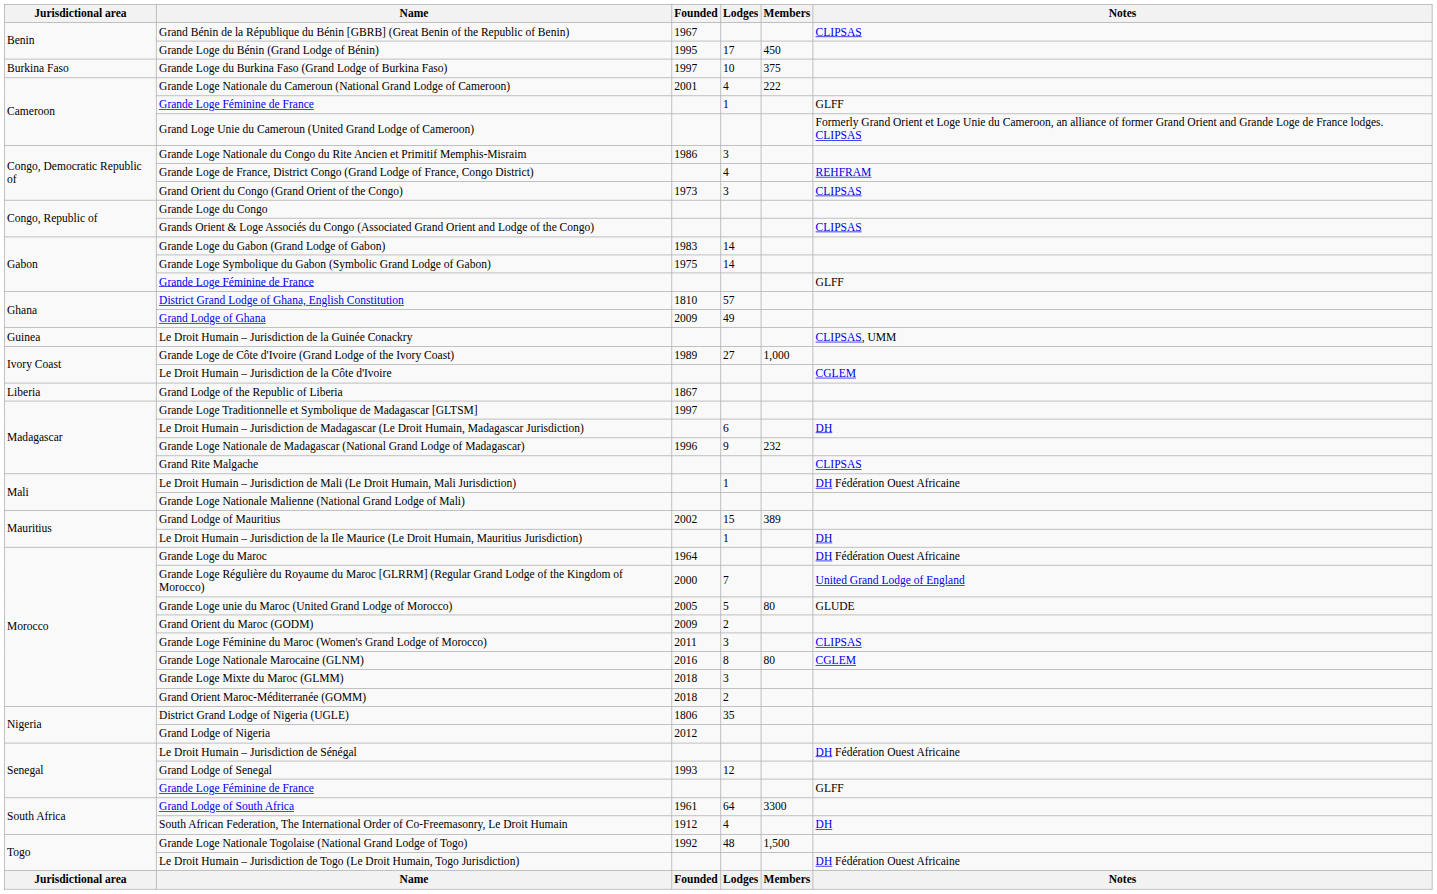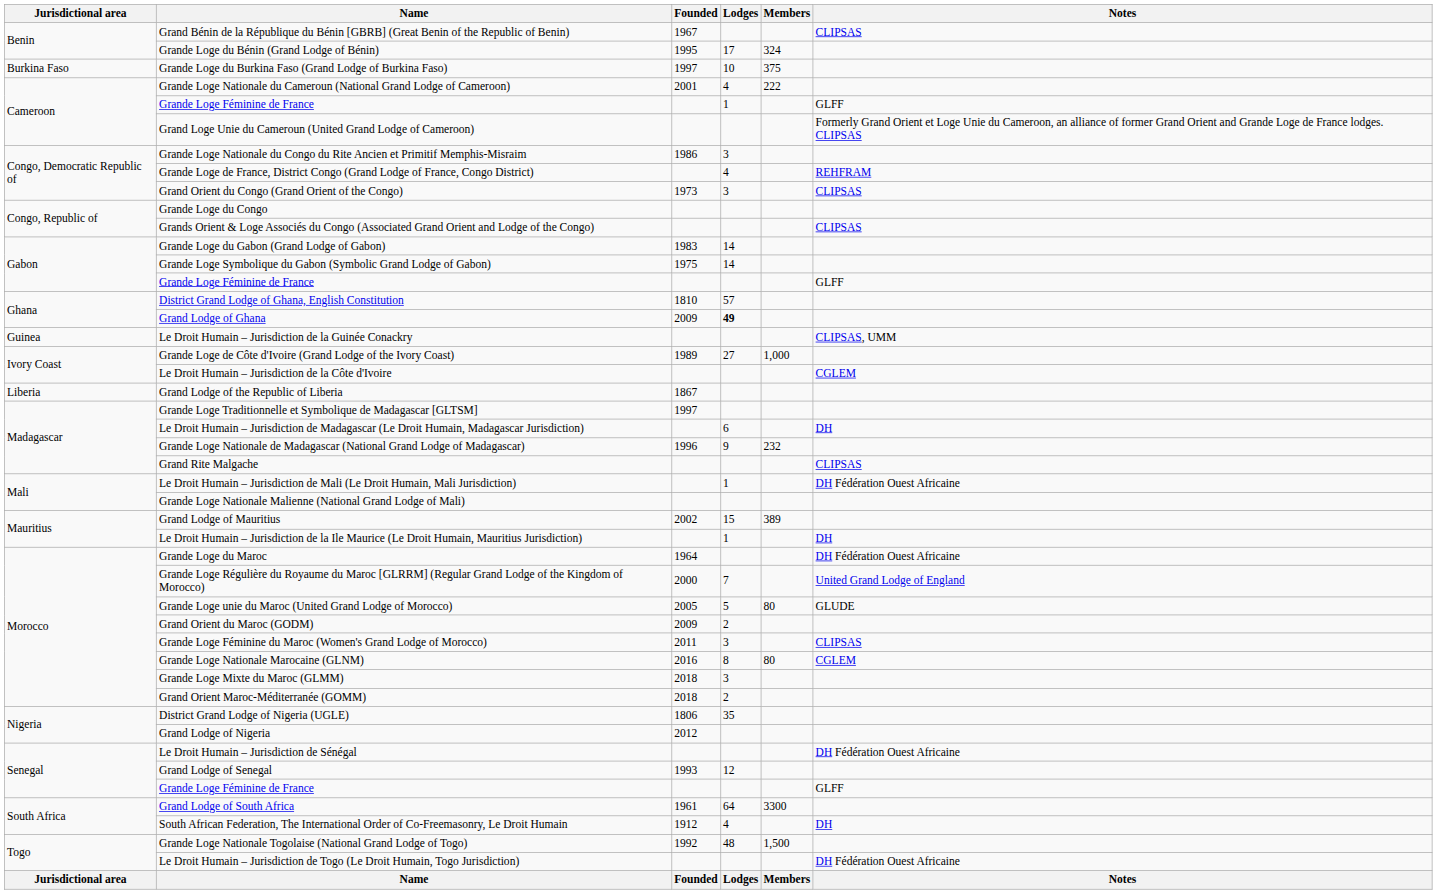(772, 50) 450 -> (772, 50) 324
(729, 318) normal -> (729, 318) bold
